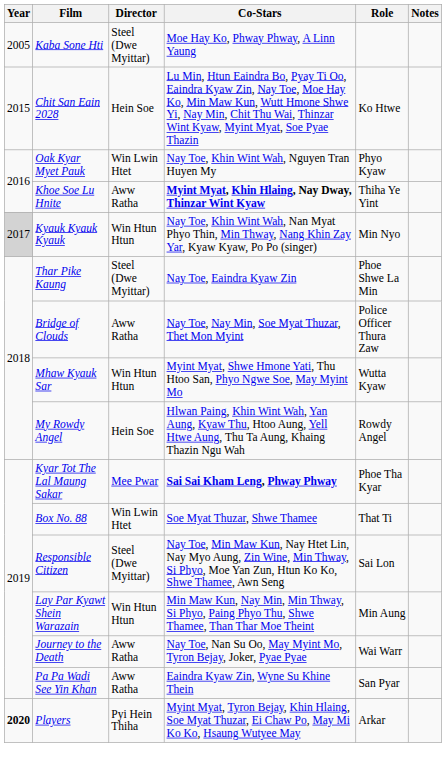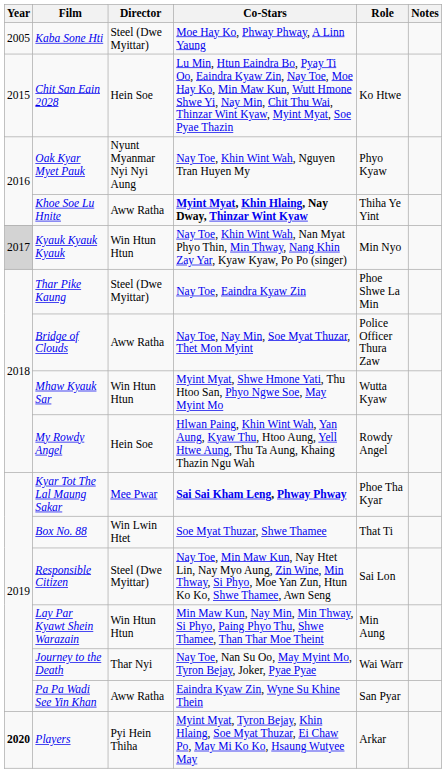(135, 165) Win Lwin Htet -> (133, 165) Nyunt Myanmar Nyi Nyi Aung
(125, 651) Aww Ratha -> (131, 664) Thar Nyi
